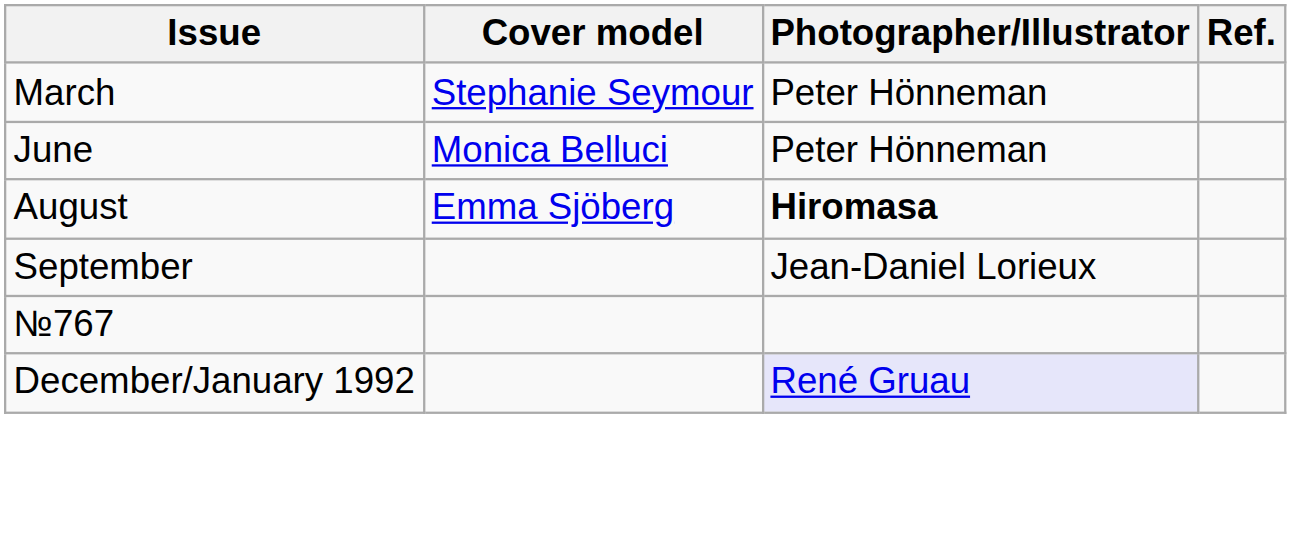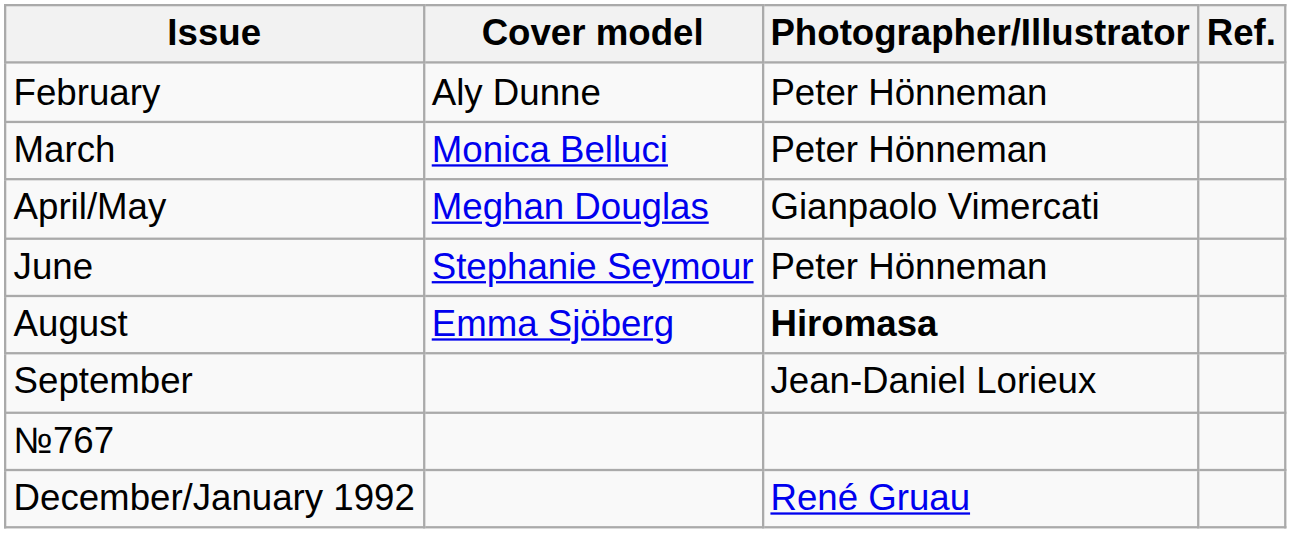+ row: (87, 91)
(593, 91) Stephanie Seymour -> (550, 149) Monica Belluci
+ row: (90, 207)
(550, 149) Monica Belluci -> (593, 265) Stephanie Seymour
(870, 382) lavender background -> (870, 498) no background
